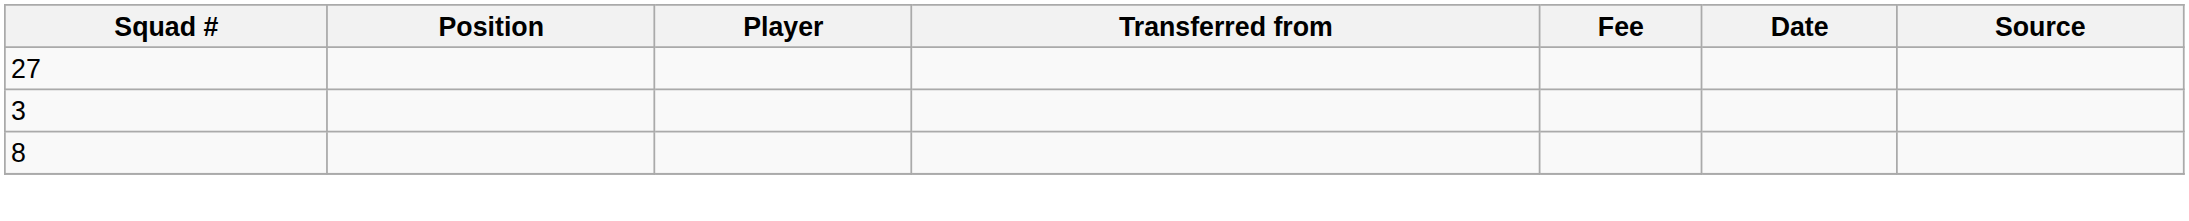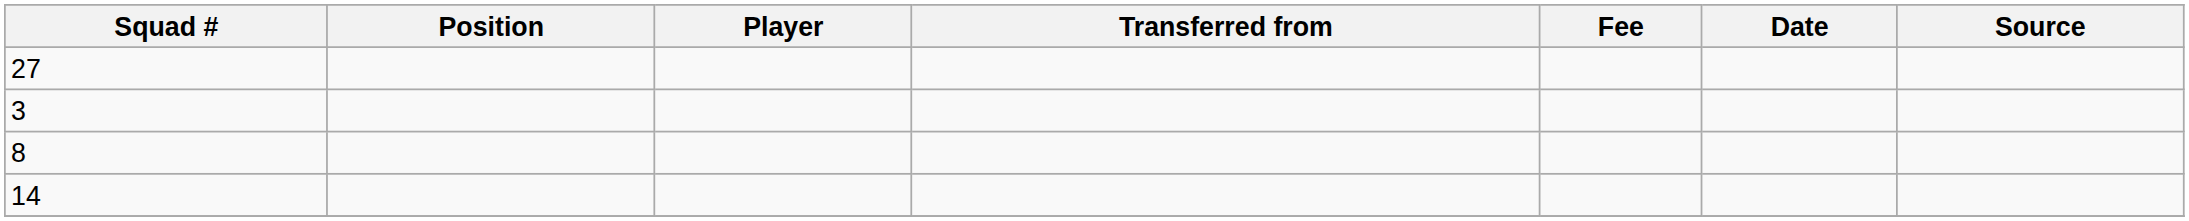+ row: (26, 196)
